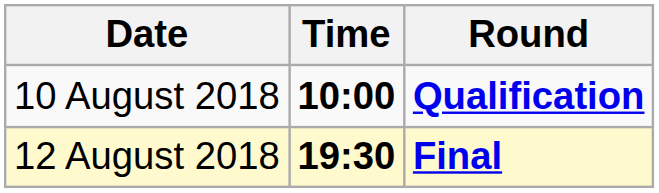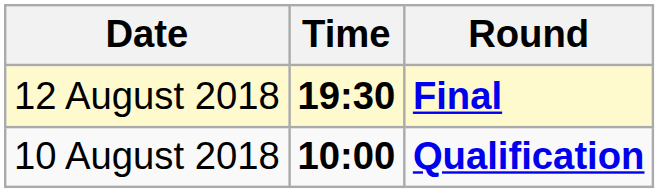rows swapped: (147, 95) <-> (147, 156)
